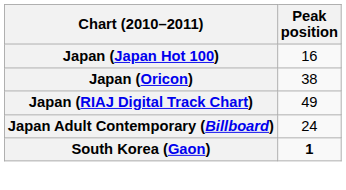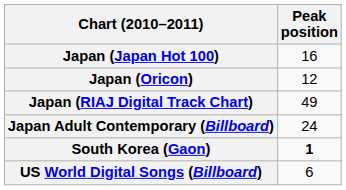(309, 79) 38 -> (309, 79) 12
+ row: (141, 172)
